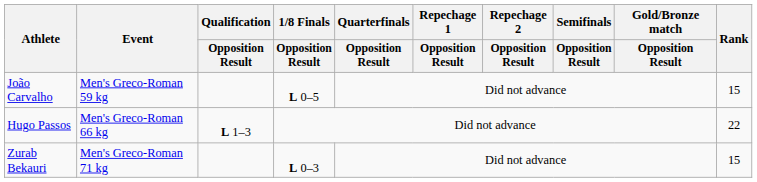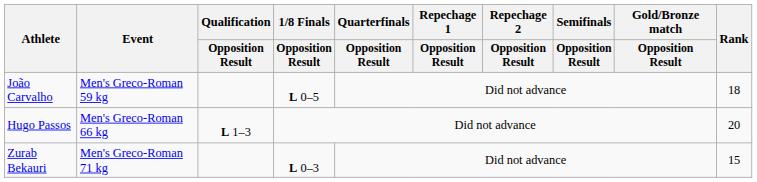(734, 90) 15 -> (734, 90) 18
(734, 125) 22 -> (734, 125) 20
